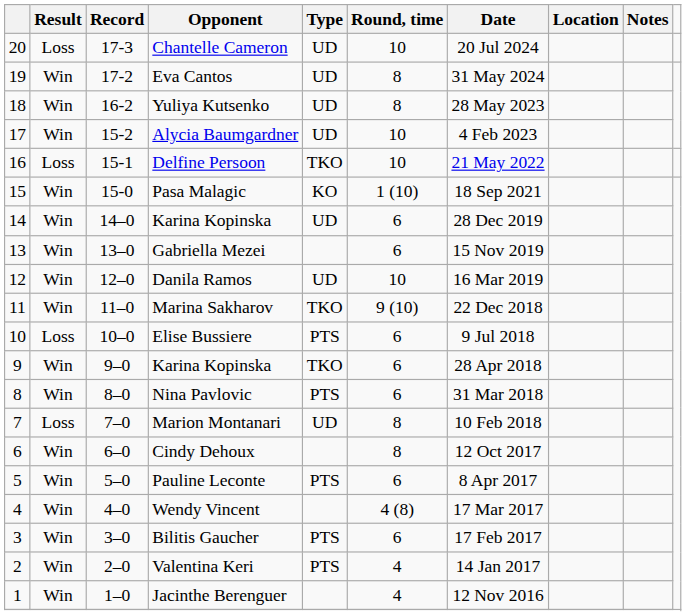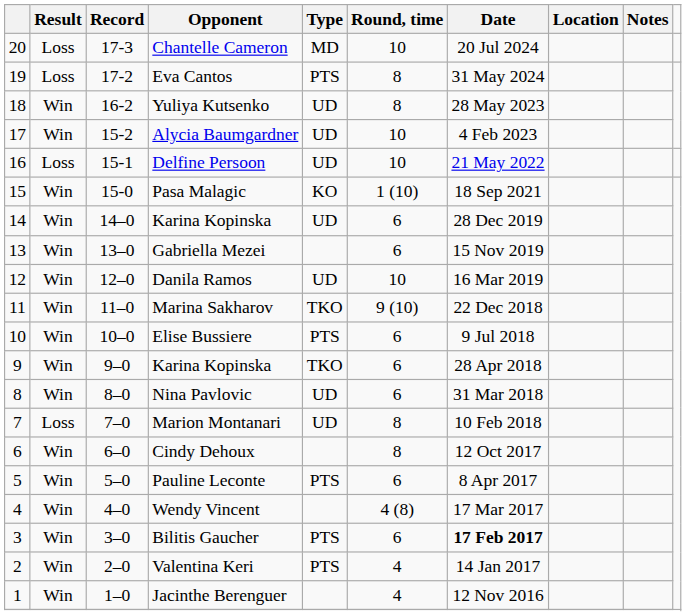(325, 47) UD -> (325, 47) MD
(58, 76) Win -> (58, 76) Loss
(325, 76) UD -> (325, 76) PTS
(325, 163) TKO -> (325, 163) UD
(58, 336) Loss -> (58, 336) Win
(325, 393) PTS -> (325, 393) UD
(498, 537) normal -> (498, 537) bold
